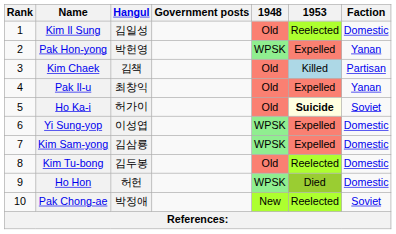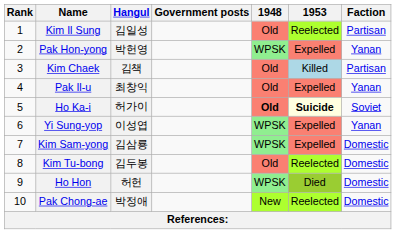(366, 31) Domestic -> (366, 31) Partisan
(270, 107) normal -> (270, 107) bold
(366, 126) Domestic -> (366, 126) Yanan
(366, 202) Soviet -> (366, 202) Domestic
